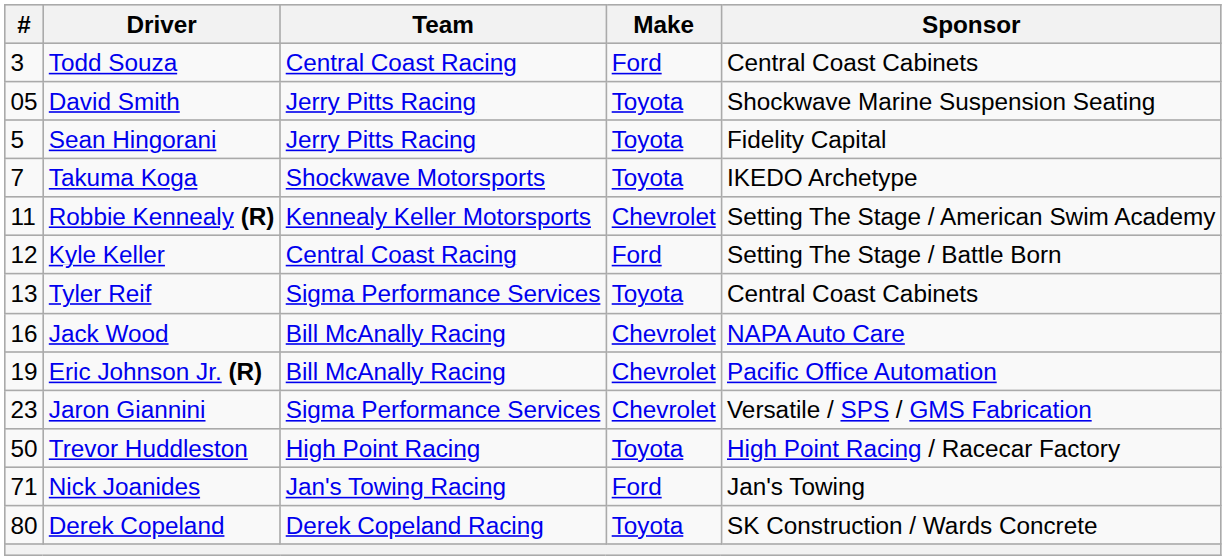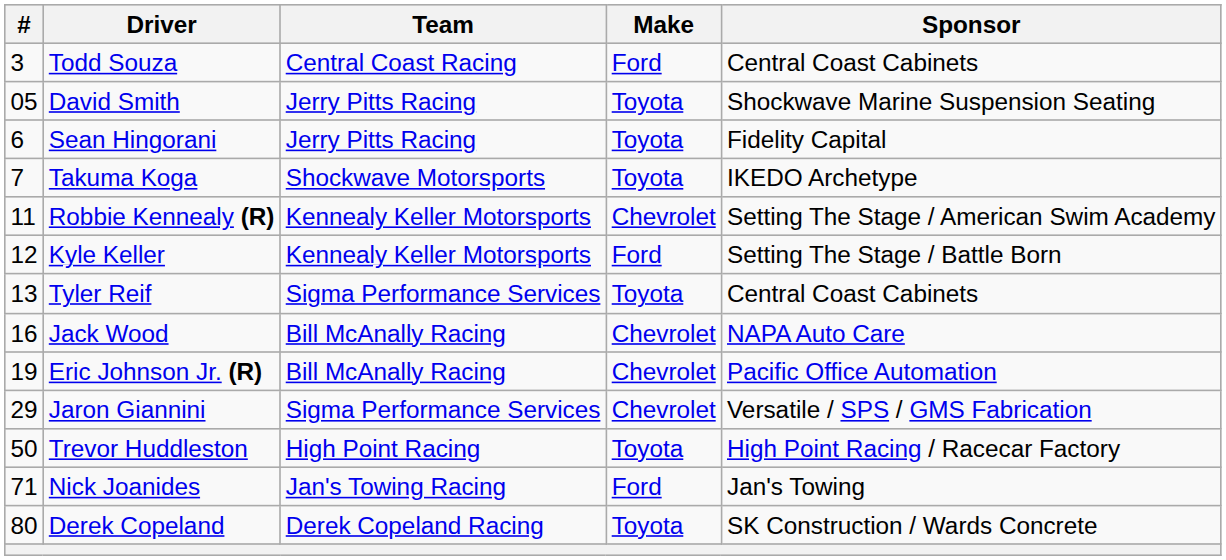(17, 140) 5 -> (17, 140) 6
(401, 255) Central Coast Racing -> (438, 255) Kennealy Keller Motorsports
(24, 409) 23 -> (24, 409) 29
